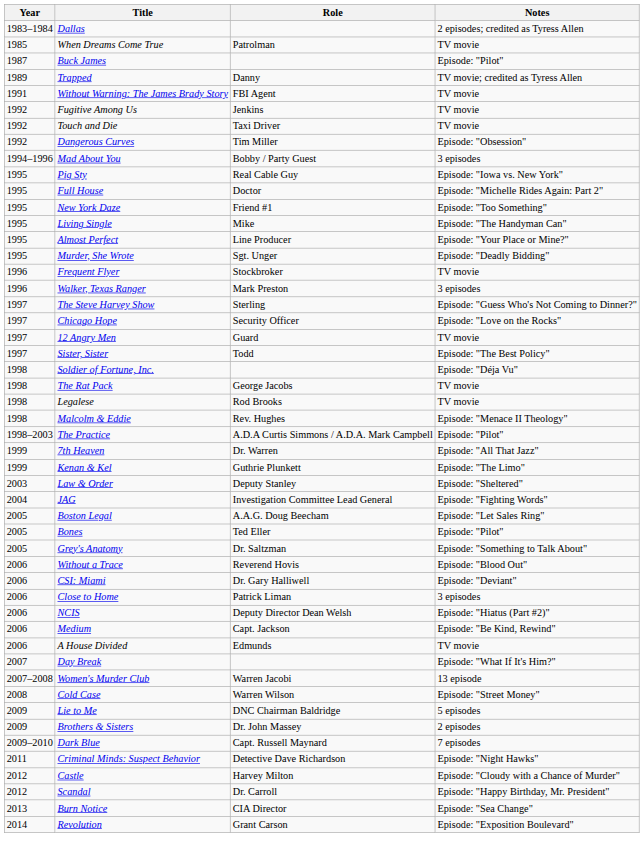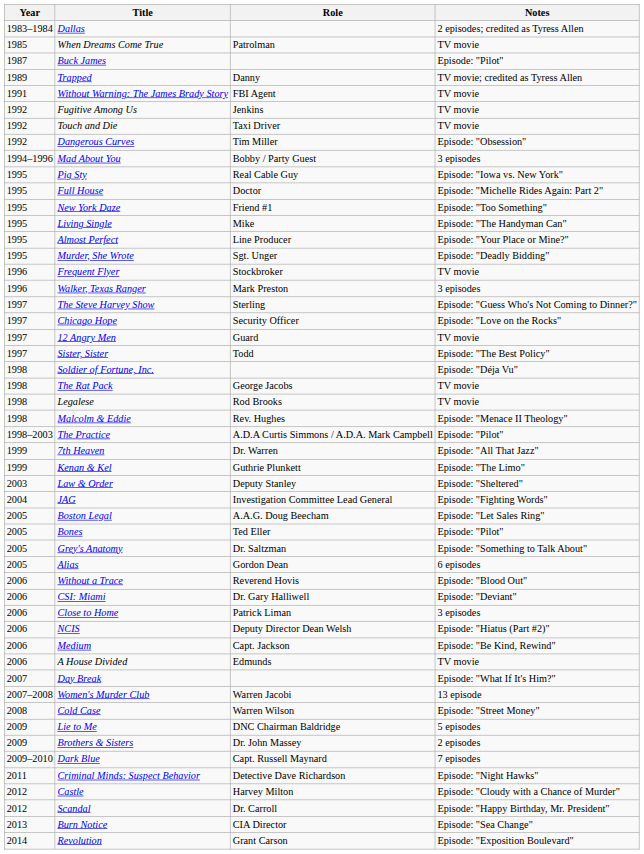+ row: (68, 564)
